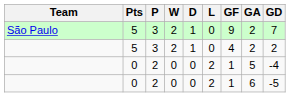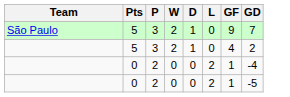- column: (252, 13)
